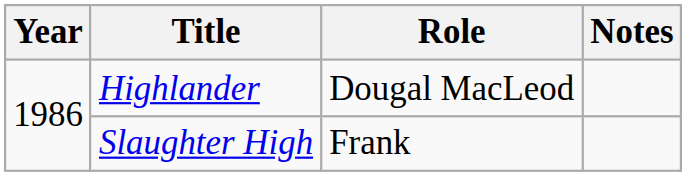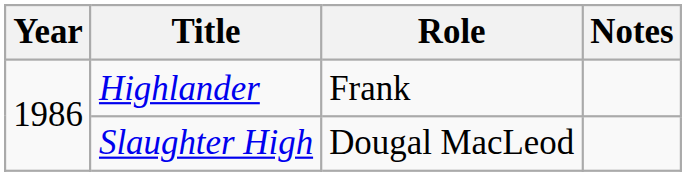(452, 87) Dougal MacLeod -> (370, 87) Frank
(370, 142) Frank -> (452, 142) Dougal MacLeod
